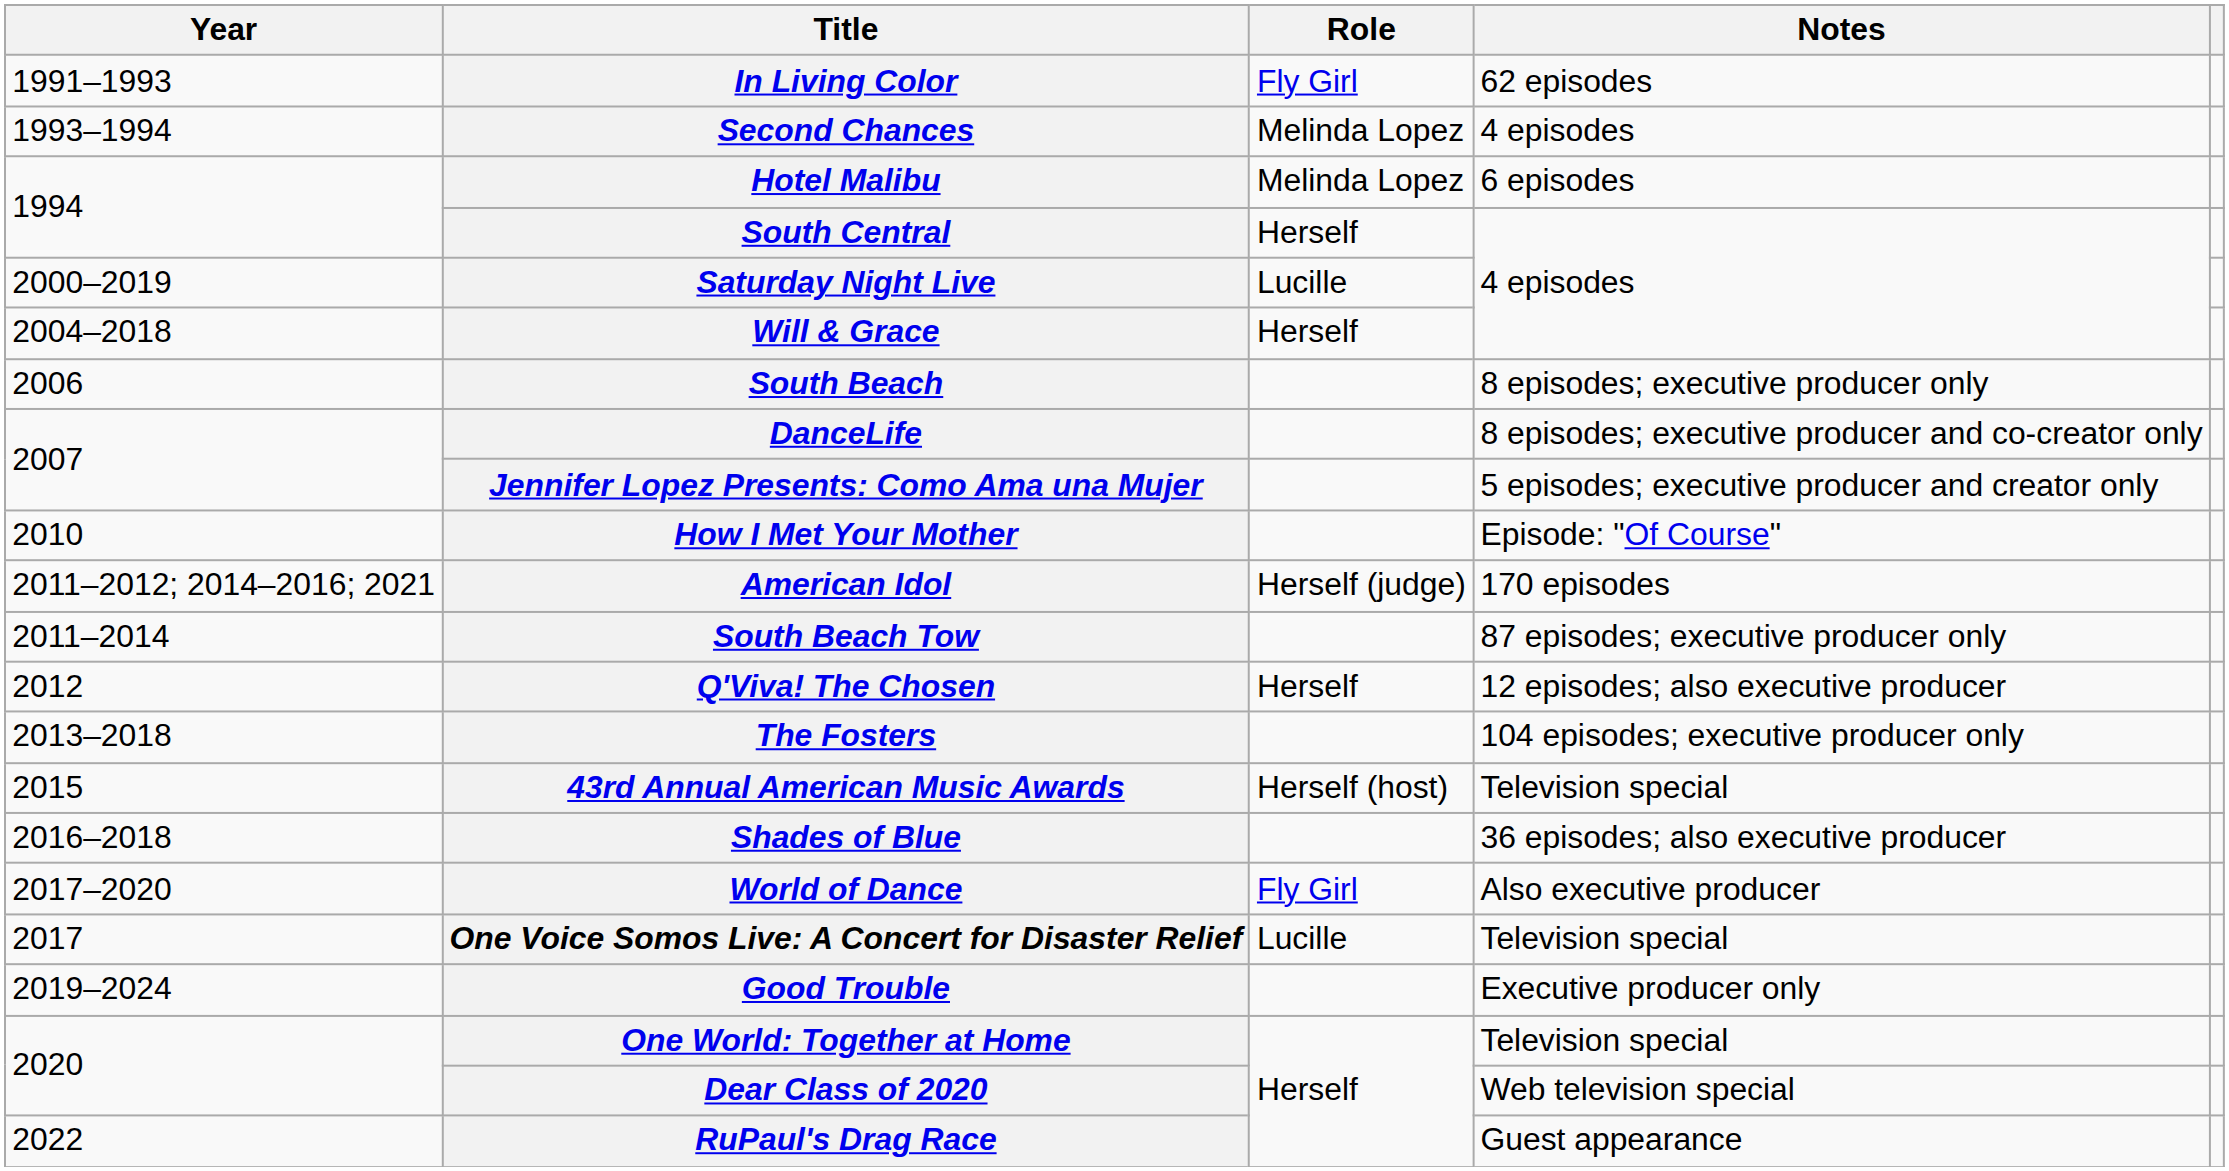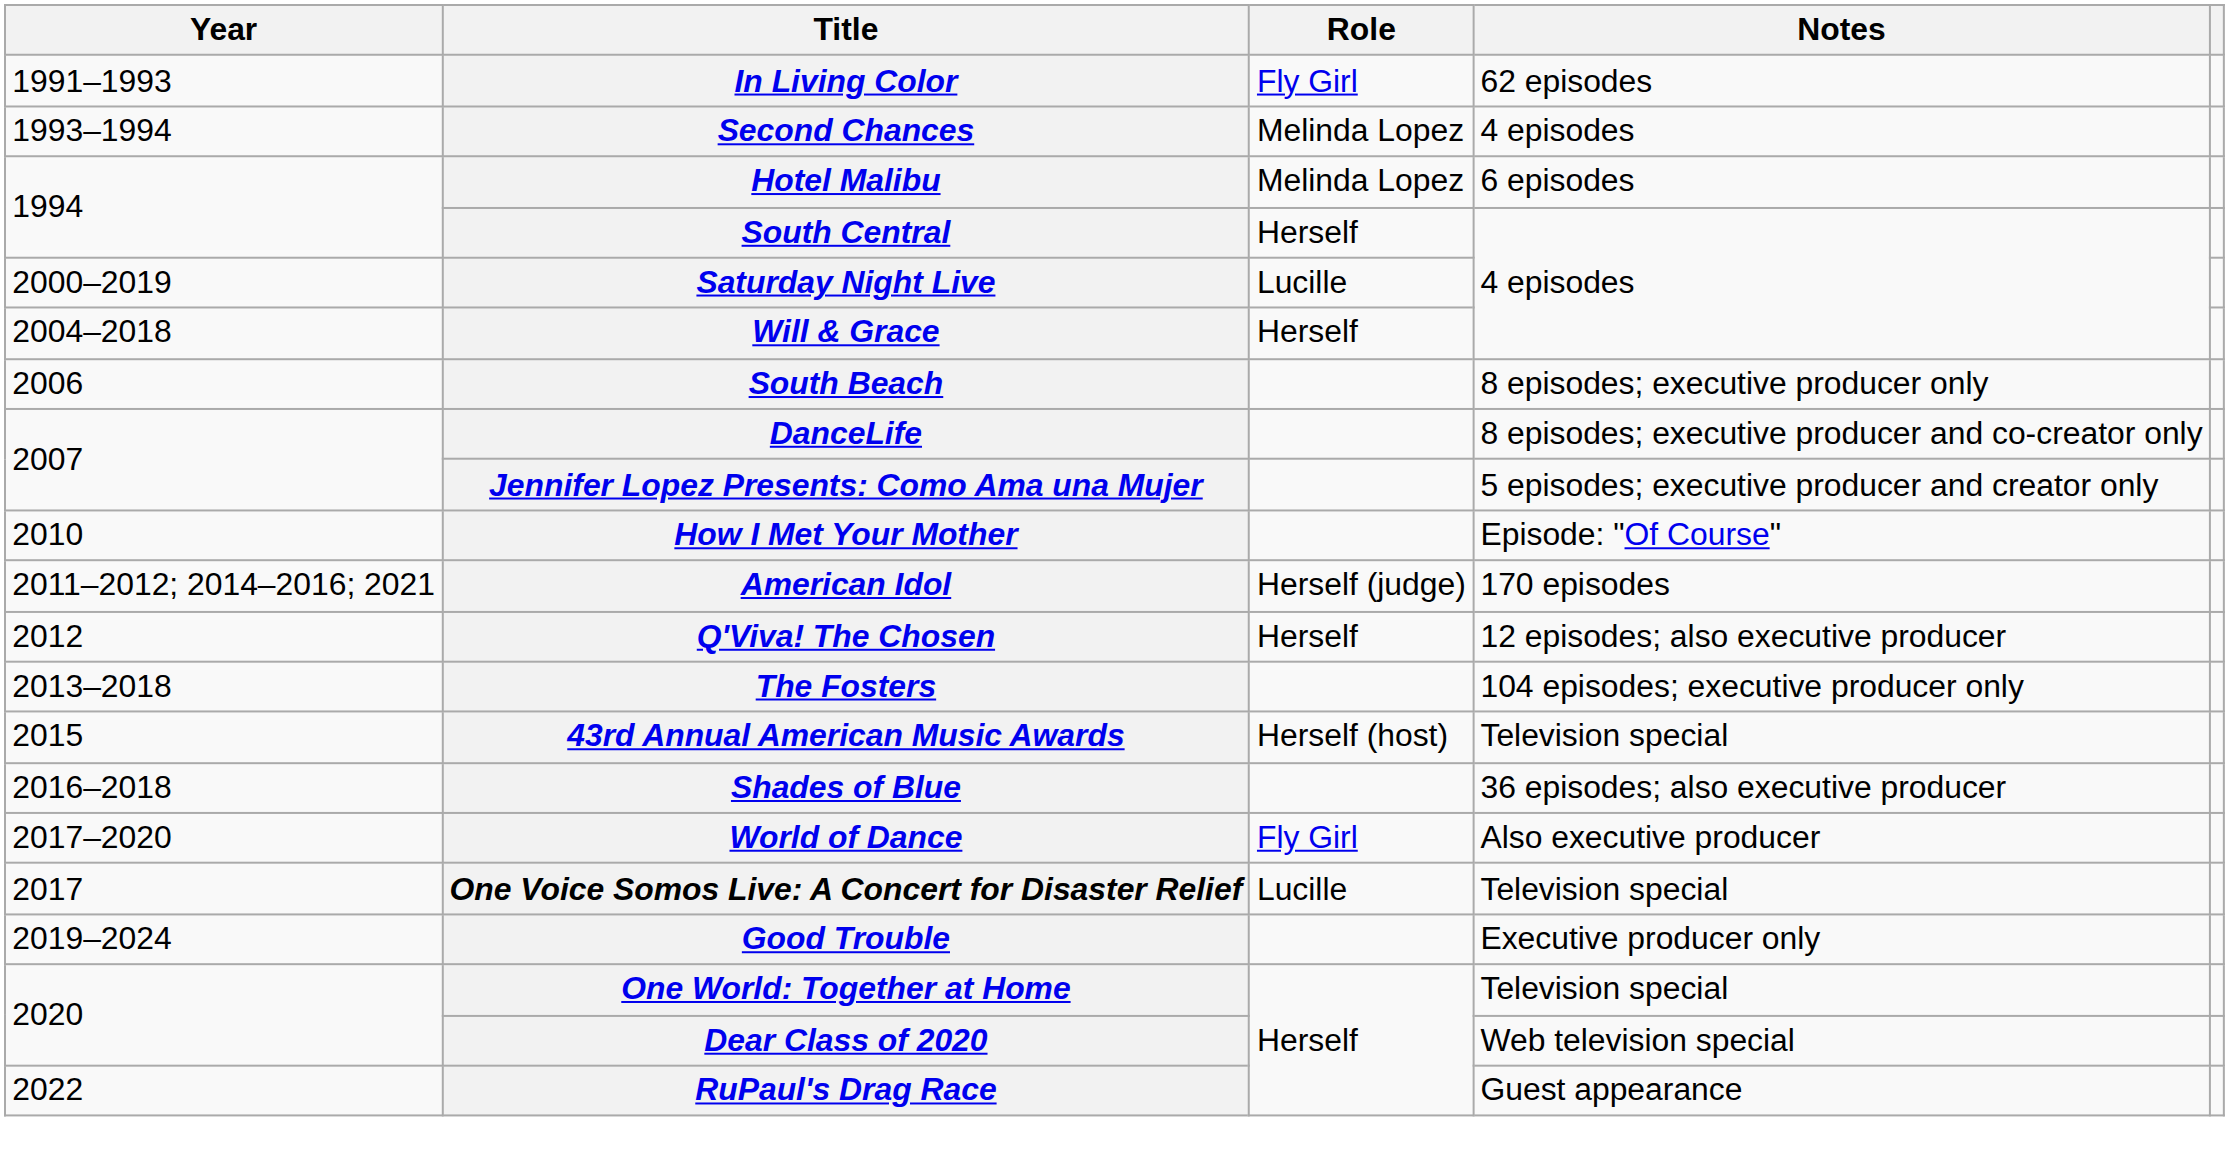- row: (846, 635)
